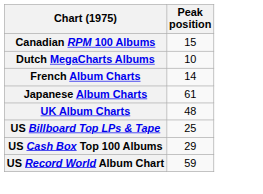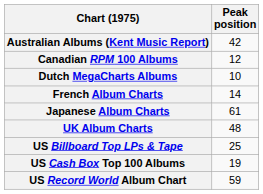+ row: (108, 42)
(190, 42) 15 -> (235, 59) 12
(190, 146) 29 -> (235, 163) 19
